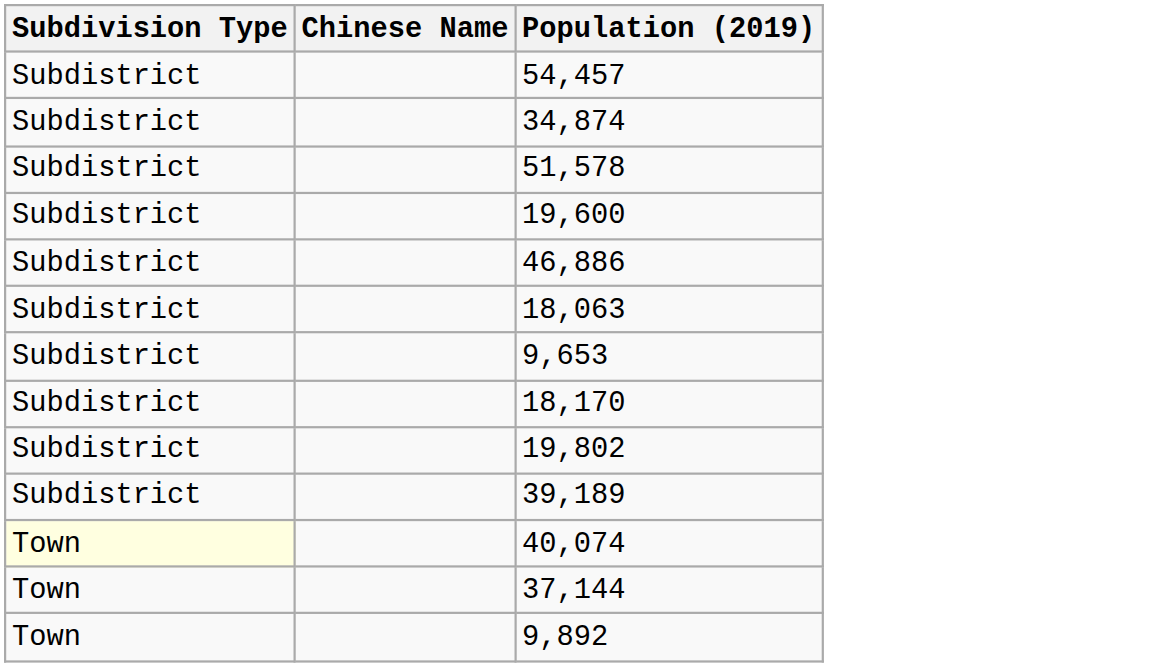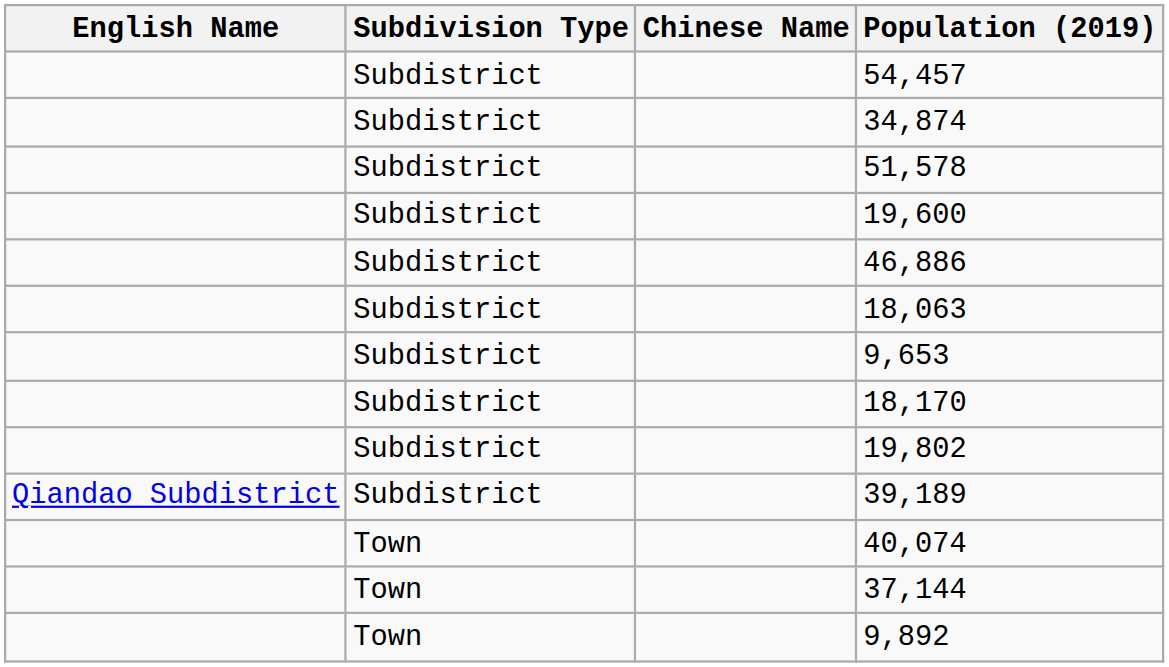+ column: (176, 29)
(46, 544) lightyellow background -> (388, 544) no background
